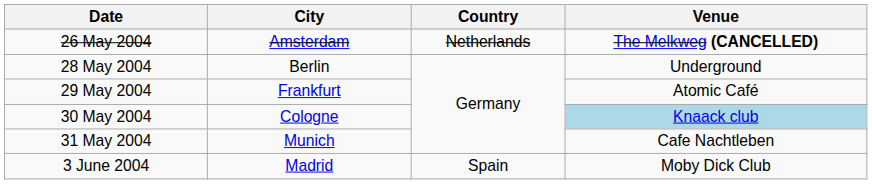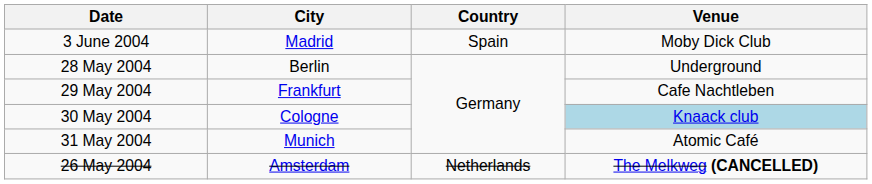rows swapped: (106, 41) <-> (106, 166)
(716, 91) Atomic Café -> (716, 91) Cafe Nachtleben
(716, 141) Cafe Nachtleben -> (716, 141) Atomic Café
